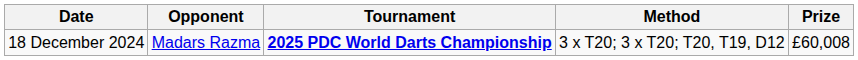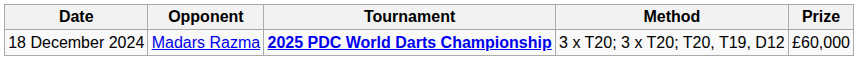(821, 42) £60,008 -> (821, 42) £60,000
